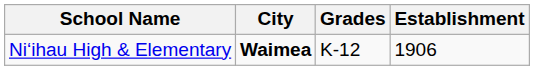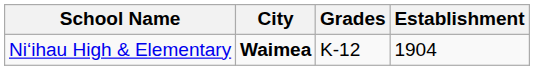(416, 49) 1906 -> (416, 49) 1904
